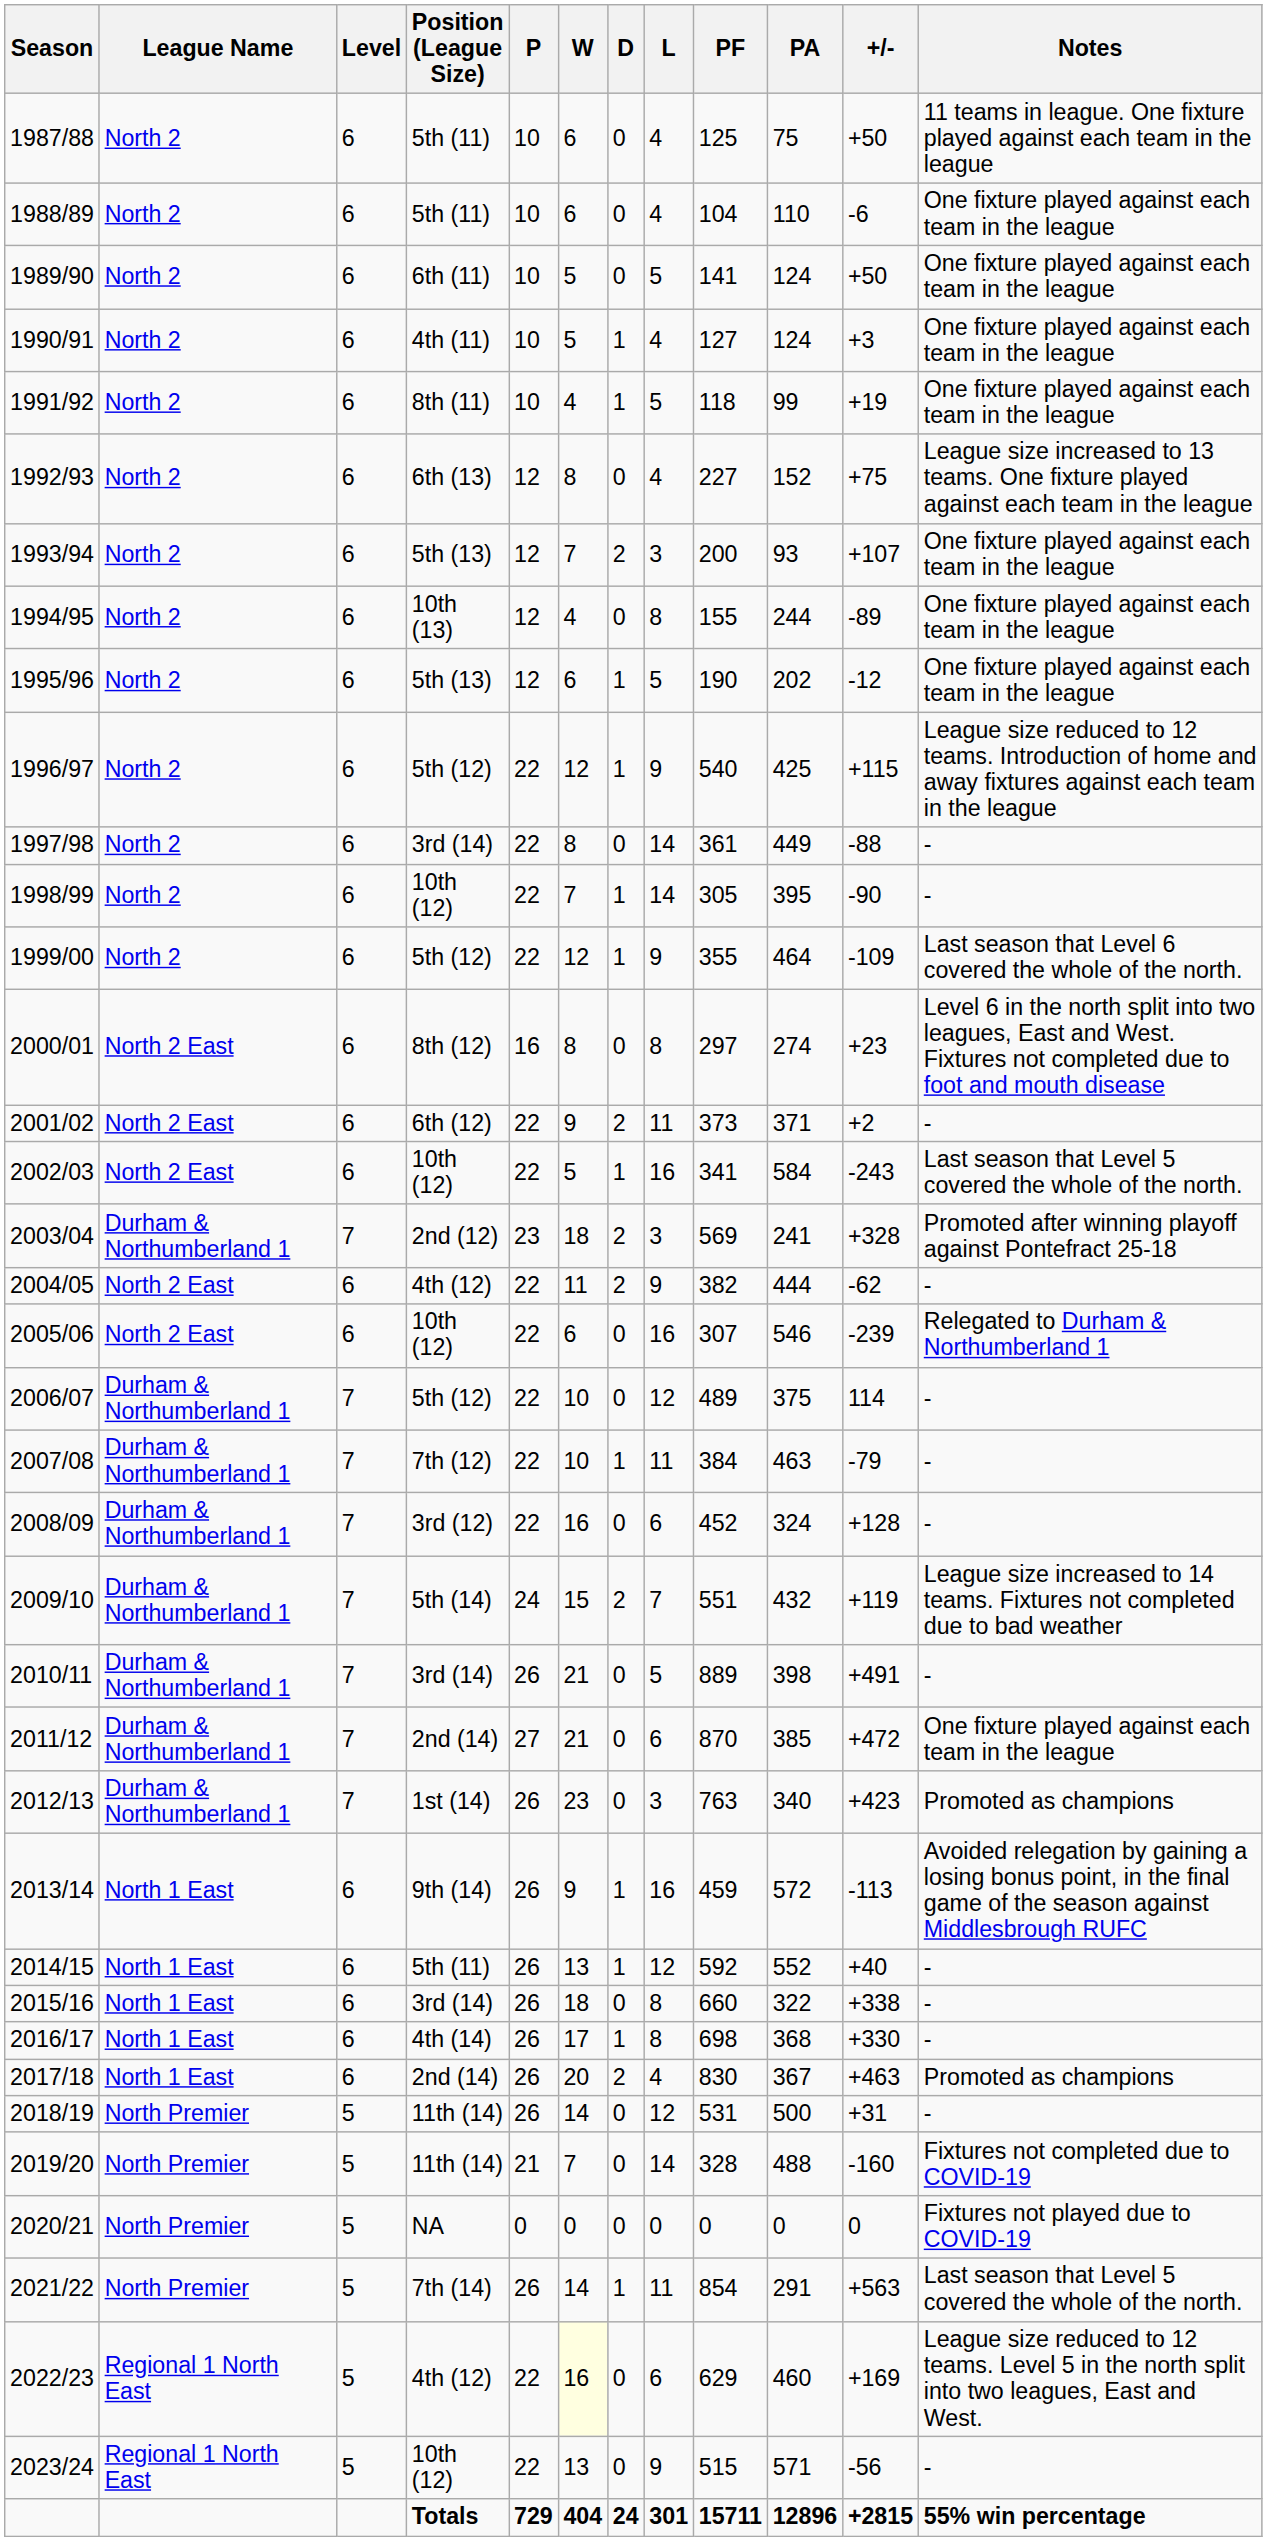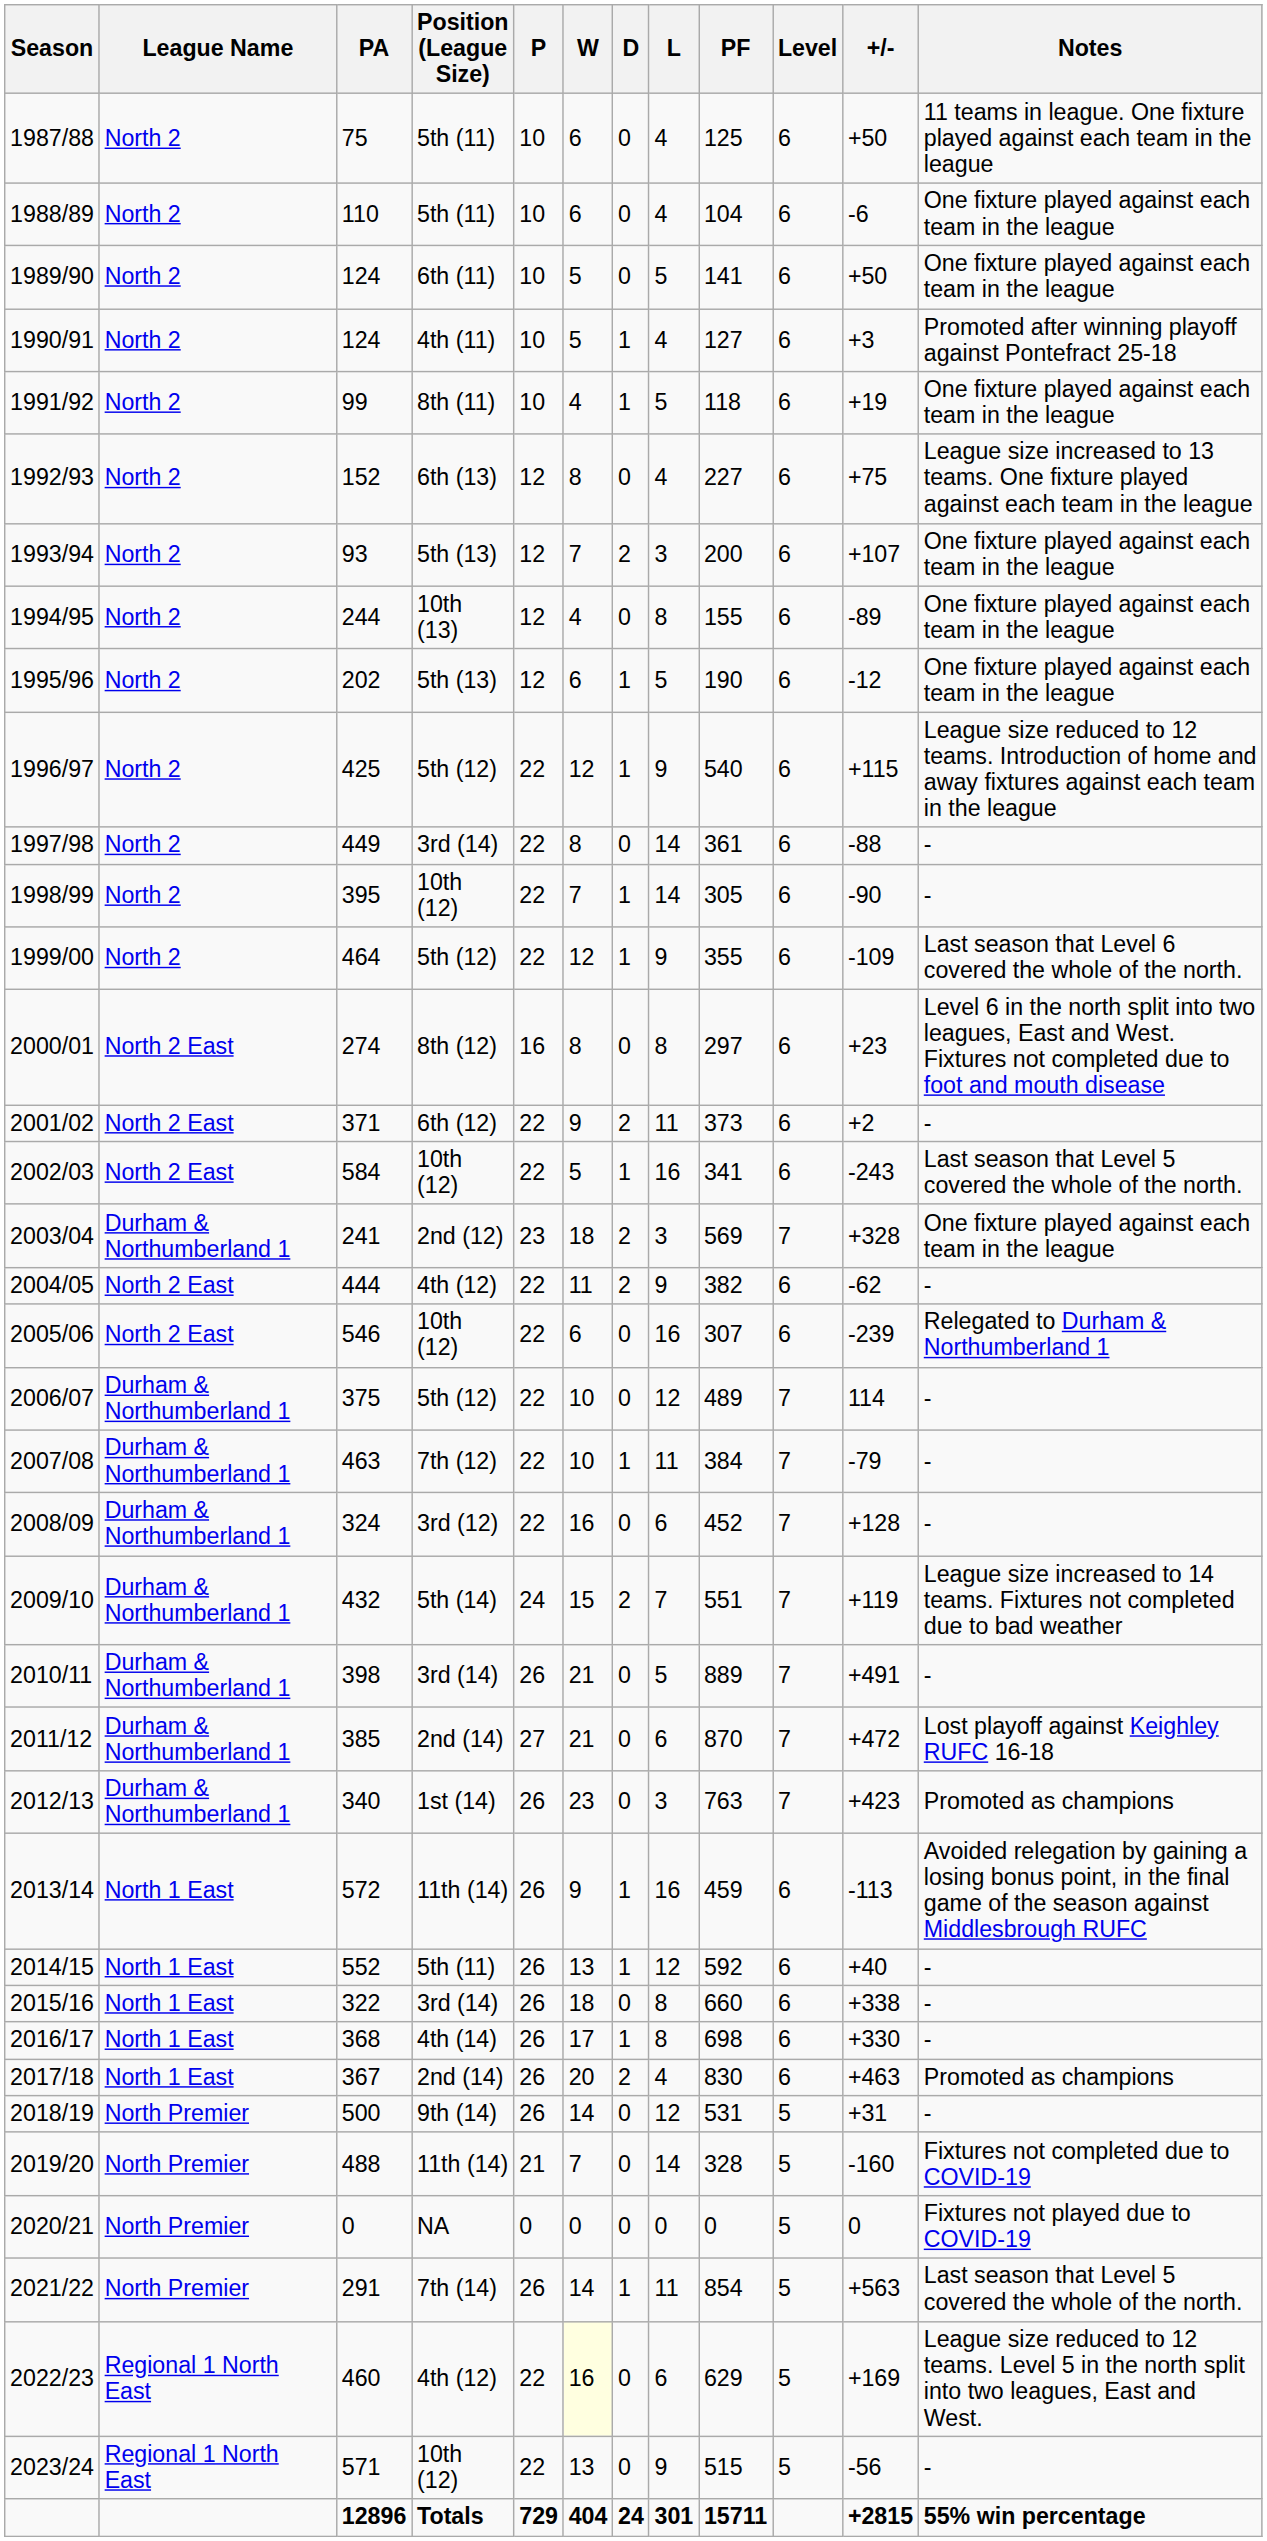columns swapped: (371, 48) <-> (805, 48)
(1087, 339) One fixture played against each team in the league -> (1080, 339) Promoted after winning playoff against Pontefract 25-18
(1080, 1235) Promoted after winning playoff against Pontefract 25-18 -> (1087, 1235) One fixture played against each team in the league
(1087, 1738) One fixture played against each team in the league -> (1071, 1738) Lost playoff against Keighley RUFC 16-18
(452, 1890) 9th (14) -> (463, 1890) 11th (14)
(457, 2113) 11th (14) -> (457, 2113) 9th (14)
